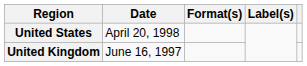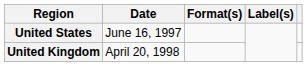(142, 33) April 20, 1998 -> (143, 33) June 16, 1997
(143, 52) June 16, 1997 -> (142, 52) April 20, 1998
